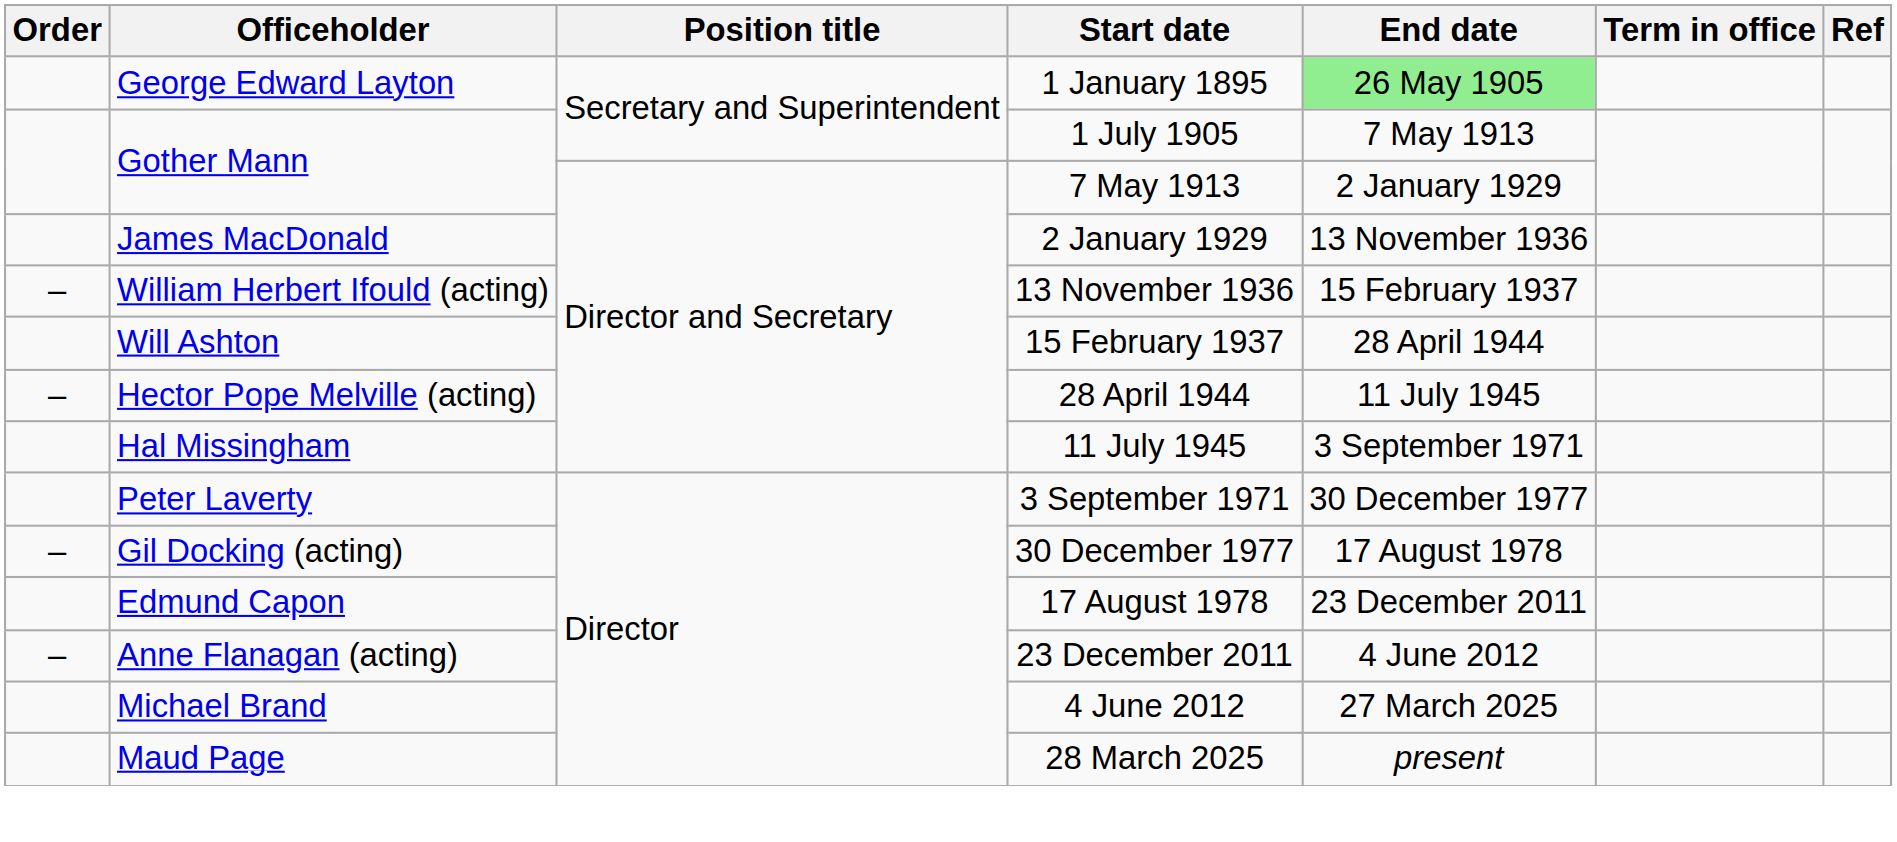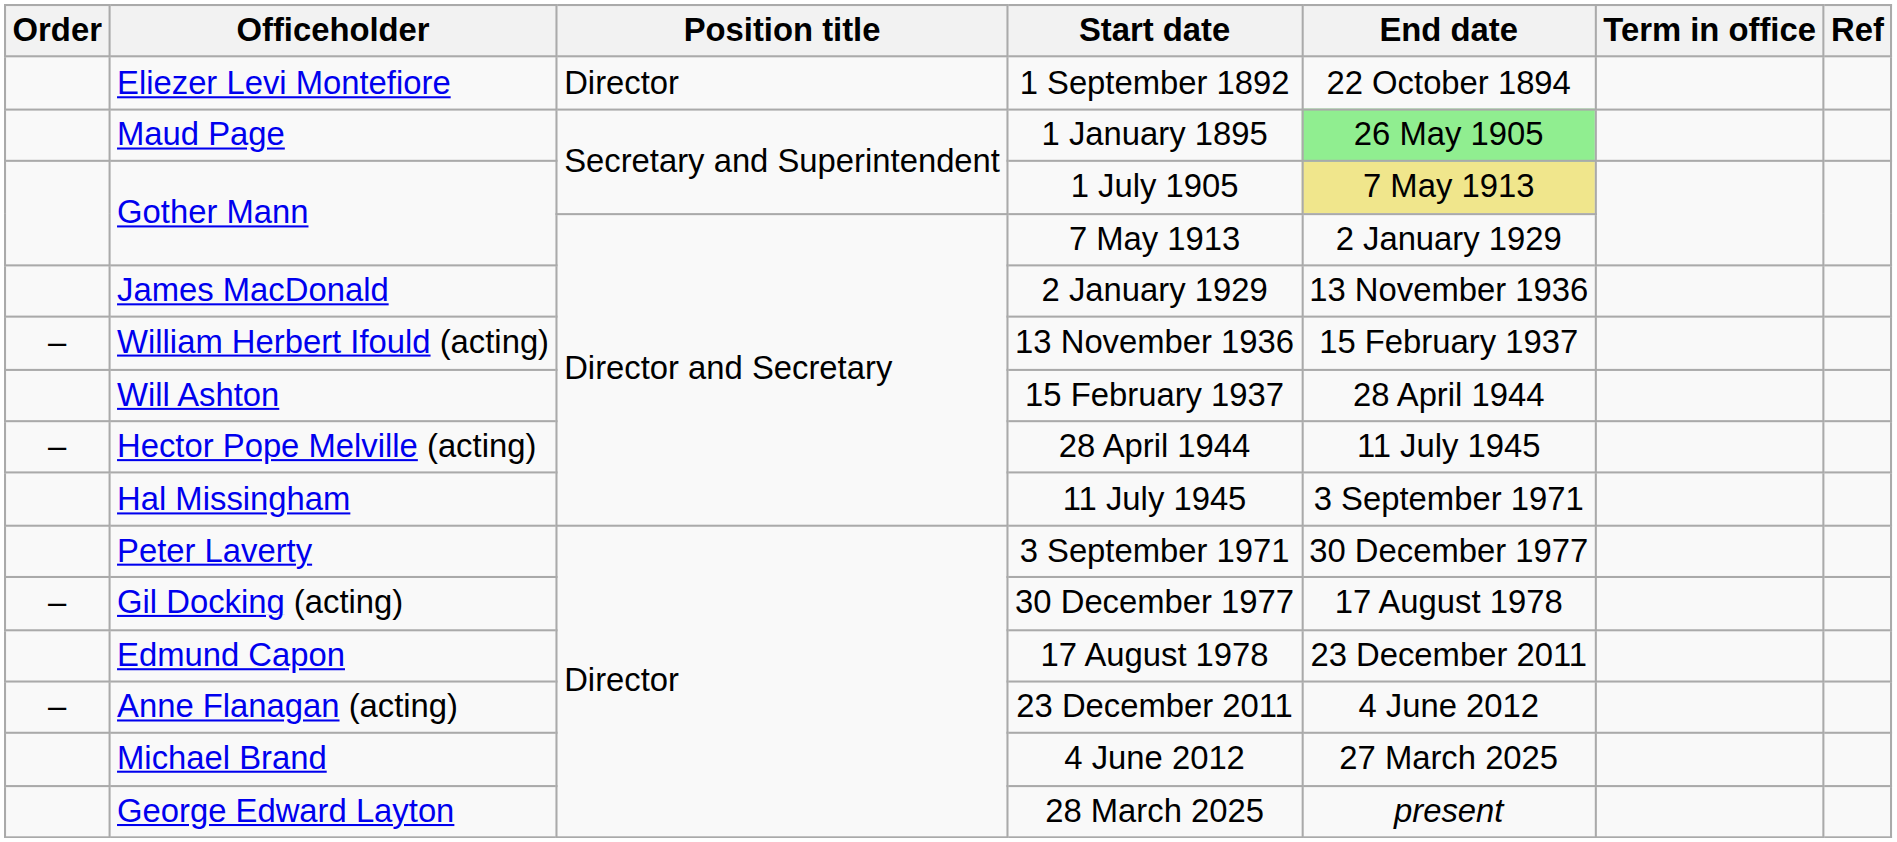+ row: (1155, 82)
(286, 82) George Edward Layton -> (201, 134) Maud Page
(1449, 134) no background -> (1449, 186) khaki background
(201, 758) Maud Page -> (286, 810) George Edward Layton
